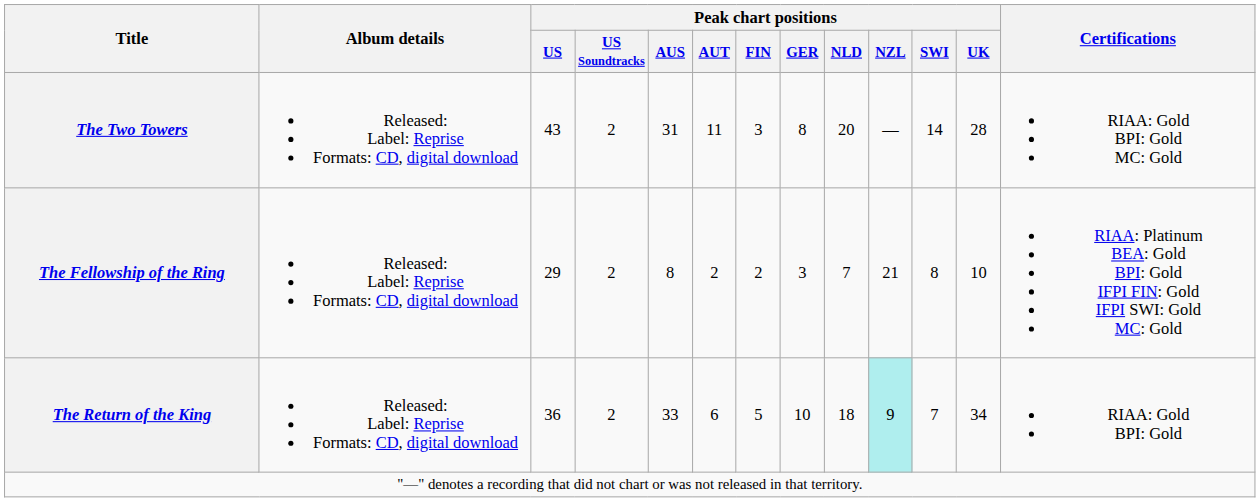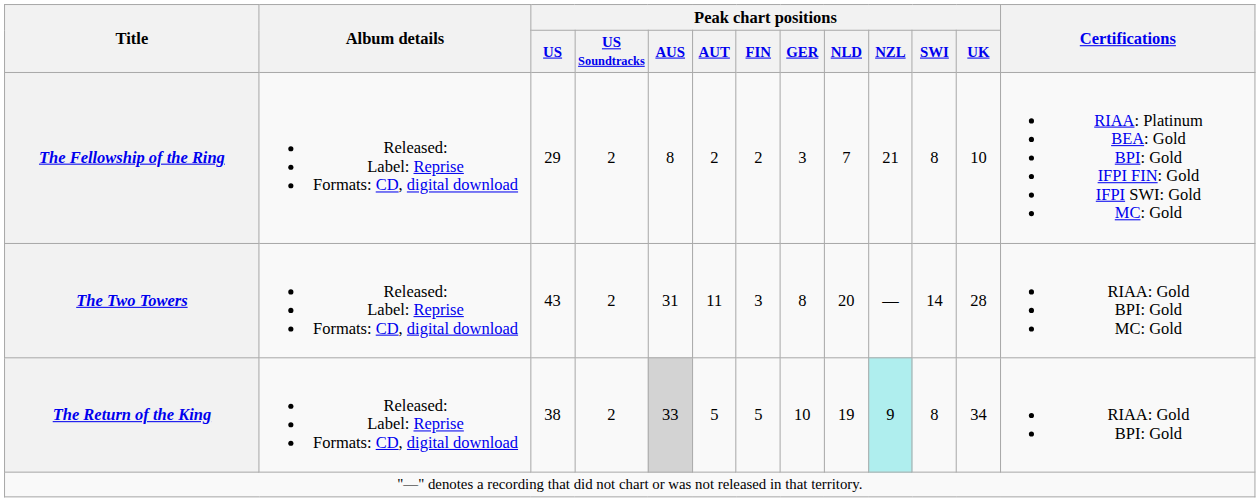rows swapped: (132, 272) <-> (132, 129)
(553, 415) 36 -> (553, 415) 38
(670, 415) no background -> (670, 415) lightgrey background
(714, 415) 6 -> (714, 415) 5
(846, 415) 18 -> (846, 415) 19
(934, 415) 7 -> (934, 415) 8
